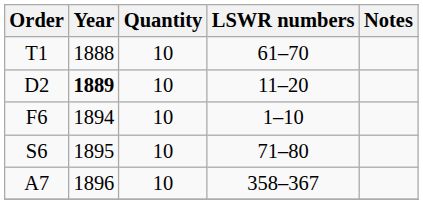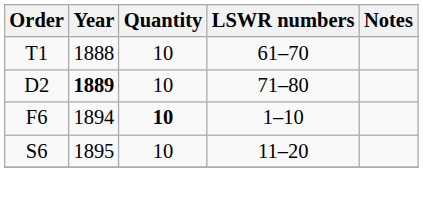(283, 85) 11–20 -> (283, 85) 71–80
(163, 118) normal -> (163, 118) bold
(283, 150) 71–80 -> (283, 150) 11–20
- row: (37, 183)
